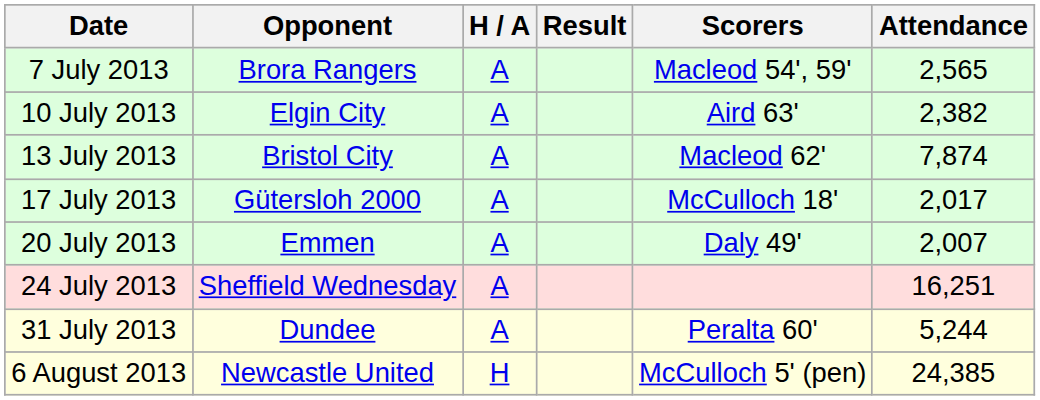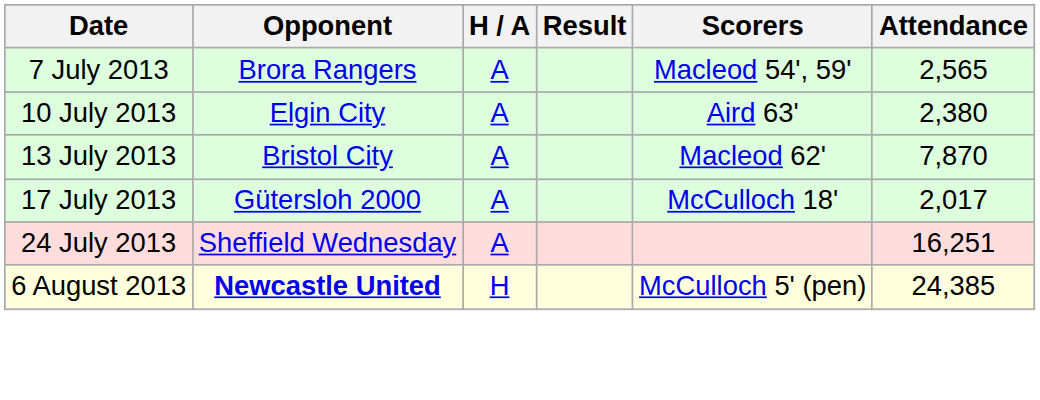(953, 112) 2,382 -> (953, 112) 2,380
(953, 156) 7,874 -> (953, 156) 7,870
- row: (99, 243)
- row: (99, 329)
(328, 373) normal -> (327, 286) bold
